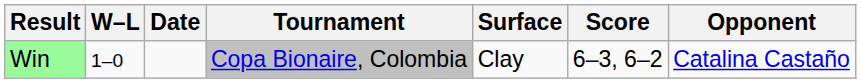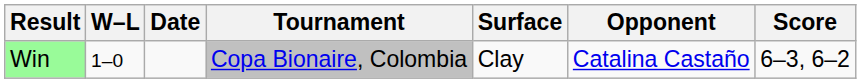columns swapped: (762, 22) <-> (618, 22)
